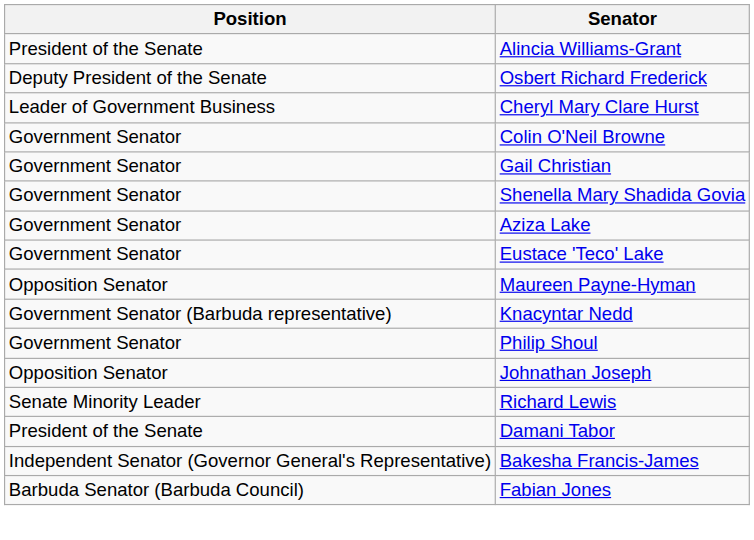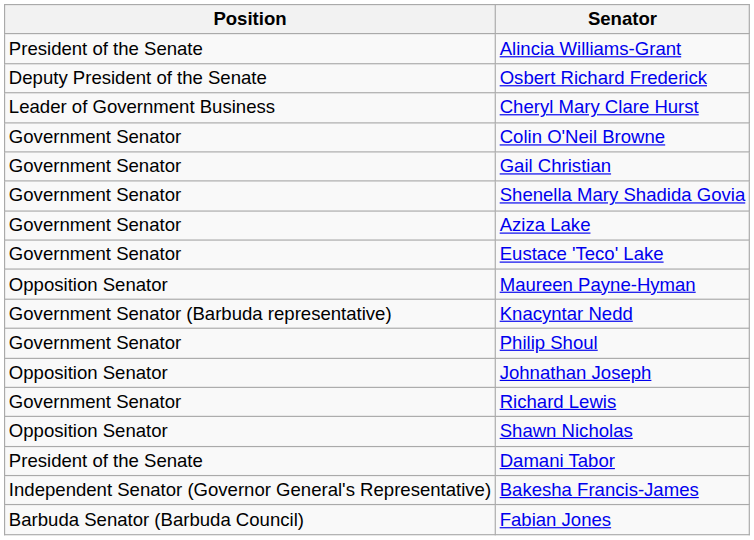(105, 401) Senate Minority Leader -> (95, 401) Government Senator
+ row: (566, 431)
